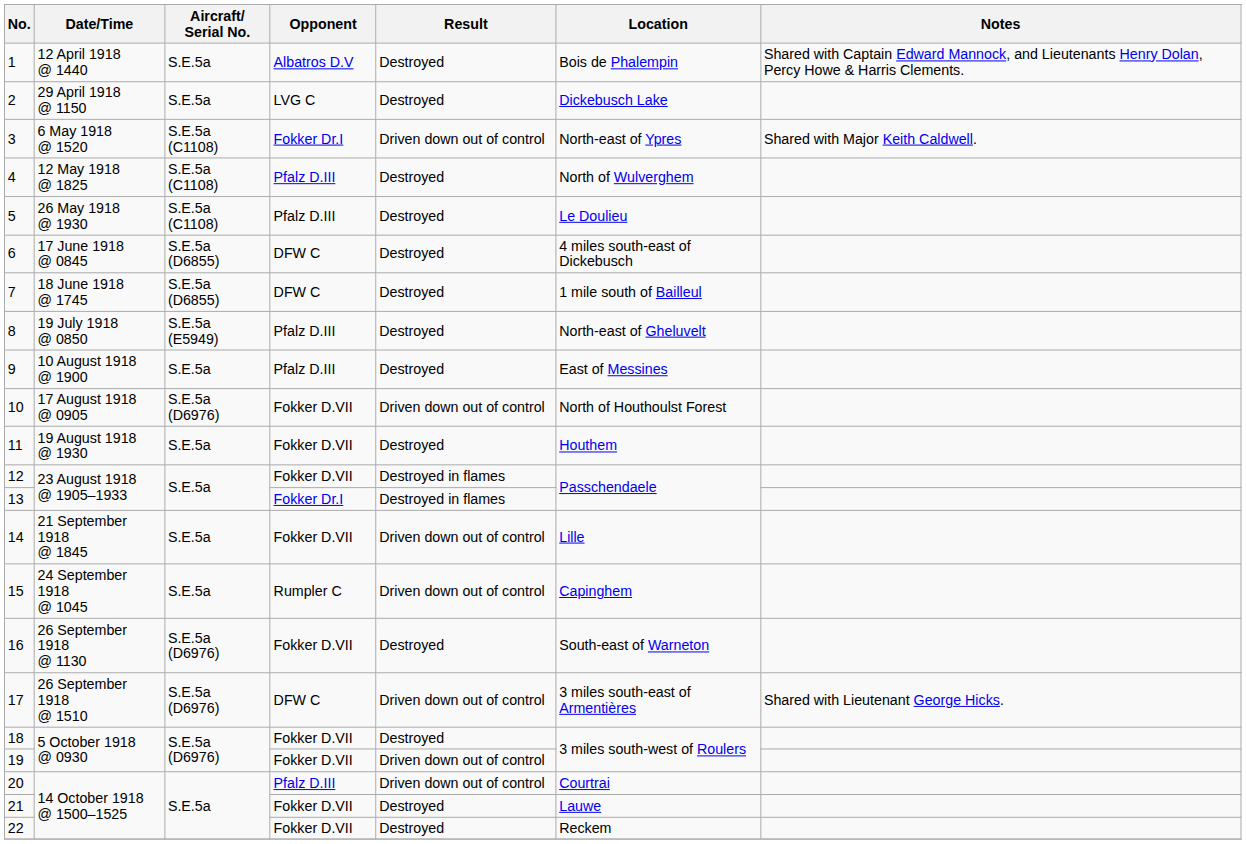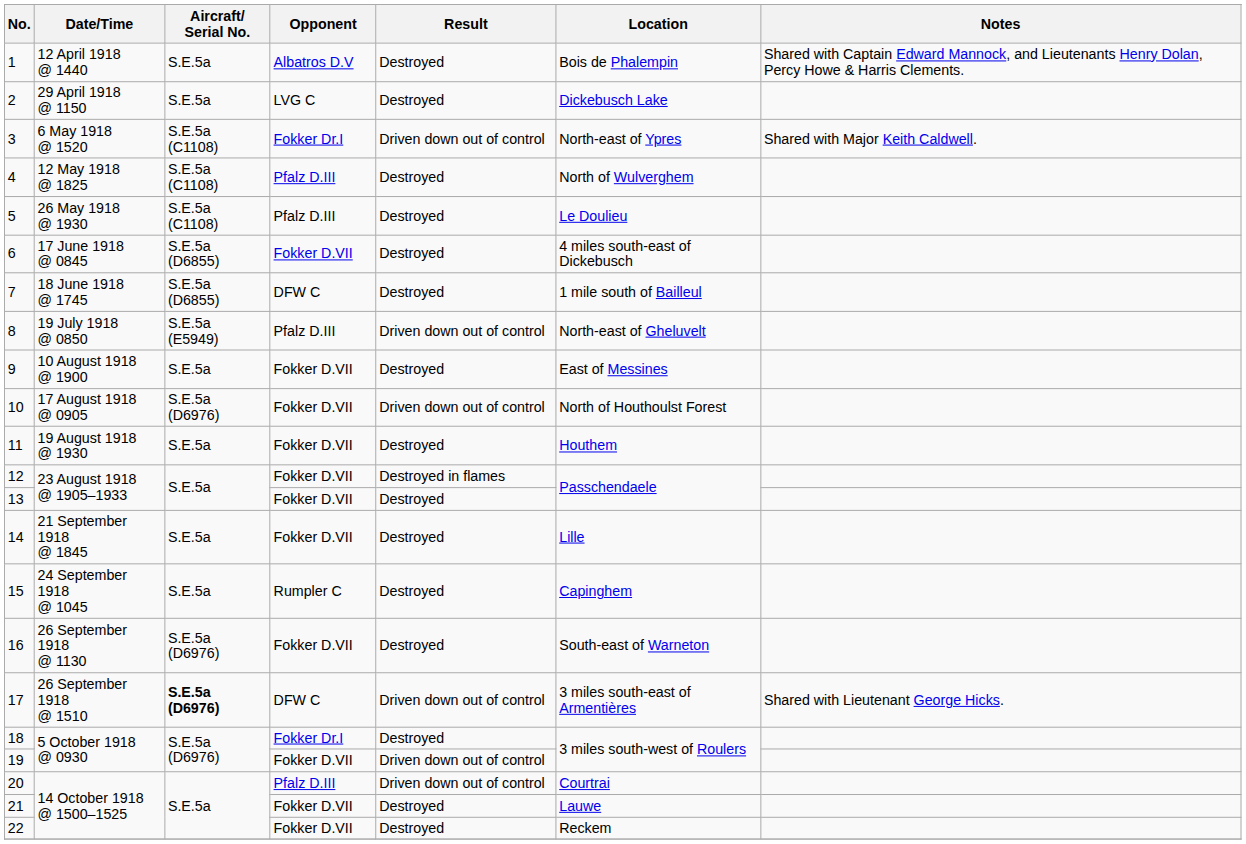(297, 254) DFW C -> (313, 254) Fokker D.VII
(412, 331) Destroyed -> (462, 331) Driven down out of control
(304, 369) Pfalz D.III -> (313, 369) Fokker D.VII
(308, 499) Fokker Dr.I -> (313, 499) Fokker D.VII
(442, 499) Destroyed in flames -> (412, 499) Destroyed
(462, 537) Driven down out of control -> (412, 537) Destroyed
(462, 592) Driven down out of control -> (412, 592) Destroyed
(194, 700) normal -> (194, 700) bold
(313, 738) Fokker D.VII -> (308, 738) Fokker Dr.I
